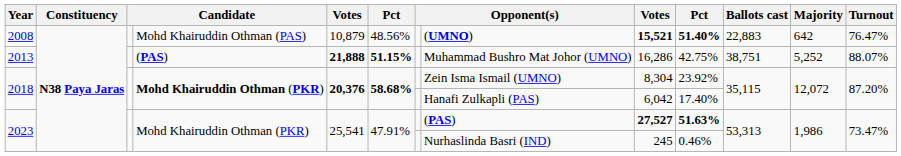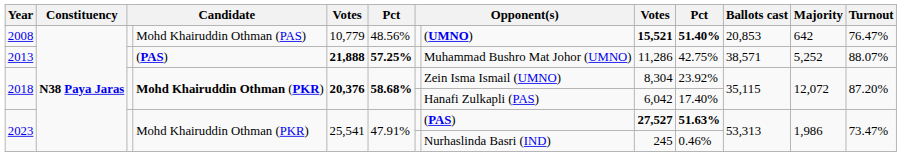(347, 36) 10,879 -> (347, 36) 10,779
(743, 36) 22,883 -> (743, 36) 20,853
(391, 57) 51.15% -> (391, 57) 57.25%
(655, 57) 16,286 -> (655, 57) 11,286
(743, 57) 38,751 -> (743, 57) 38,571
